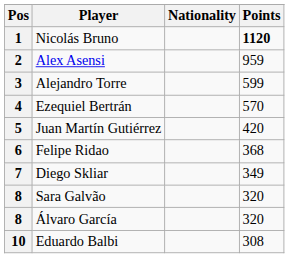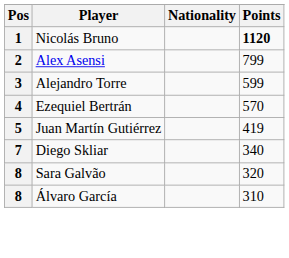(253, 60) 959 -> (253, 60) 799
(253, 128) 420 -> (253, 128) 419
- row: (18, 151)
(253, 173) 349 -> (253, 151) 340
(253, 219) 320 -> (253, 196) 310
- row: (18, 241)
